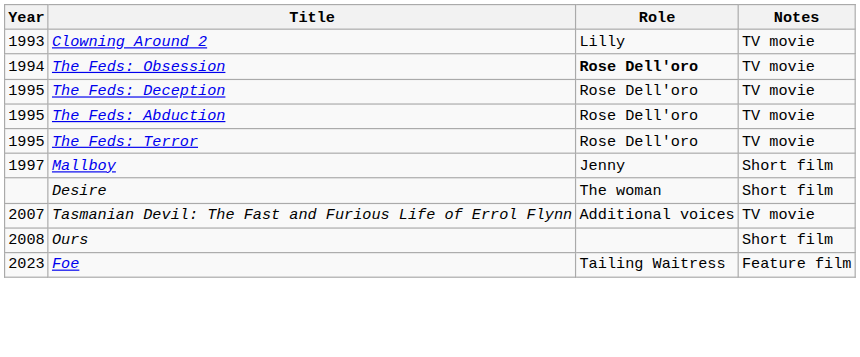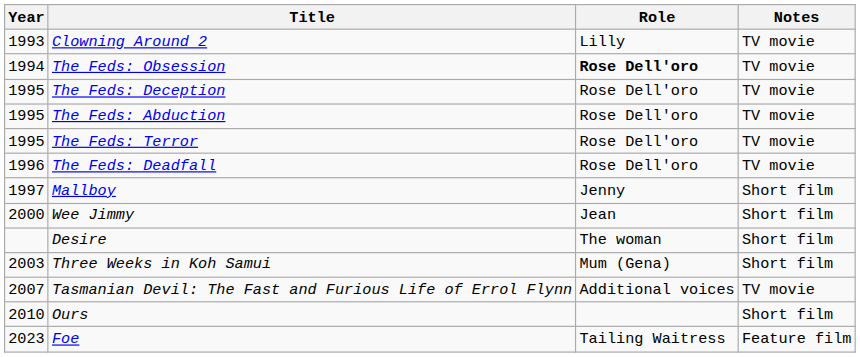+ row: (134, 166)
+ row: (93, 215)
+ row: (162, 265)
(26, 240) 2008 -> (26, 314) 2010
